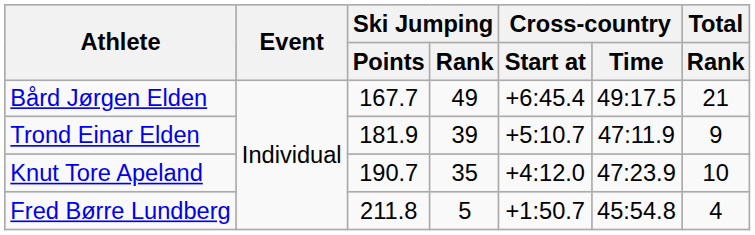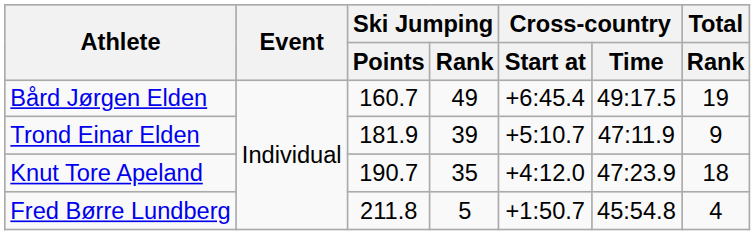(389, 98) 167.7 -> (389, 98) 160.7
(716, 98) 21 -> (716, 98) 19
(716, 173) 10 -> (716, 173) 18
